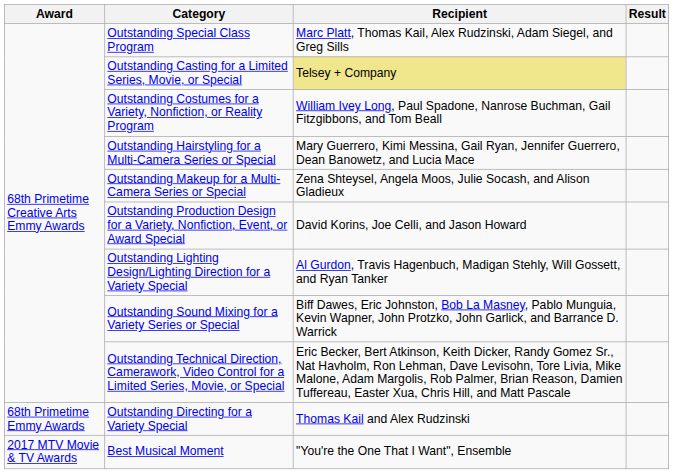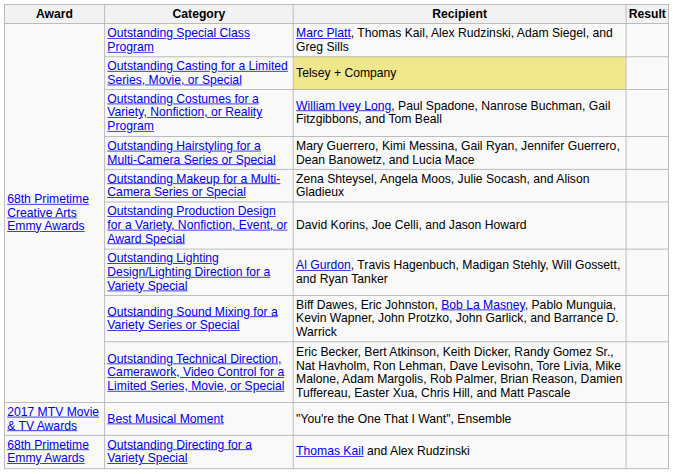rows swapped: (180, 419) <-> (165, 451)
